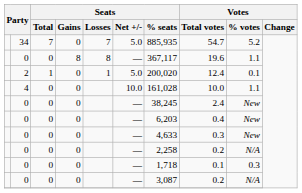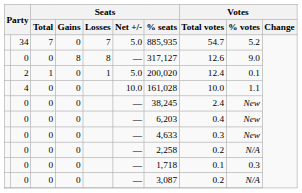(162, 58) 367,117 -> (162, 58) 317,127
(216, 58) 19.6 -> (216, 58) 12.6
(254, 58) 1.1 -> (254, 58) 9.0
